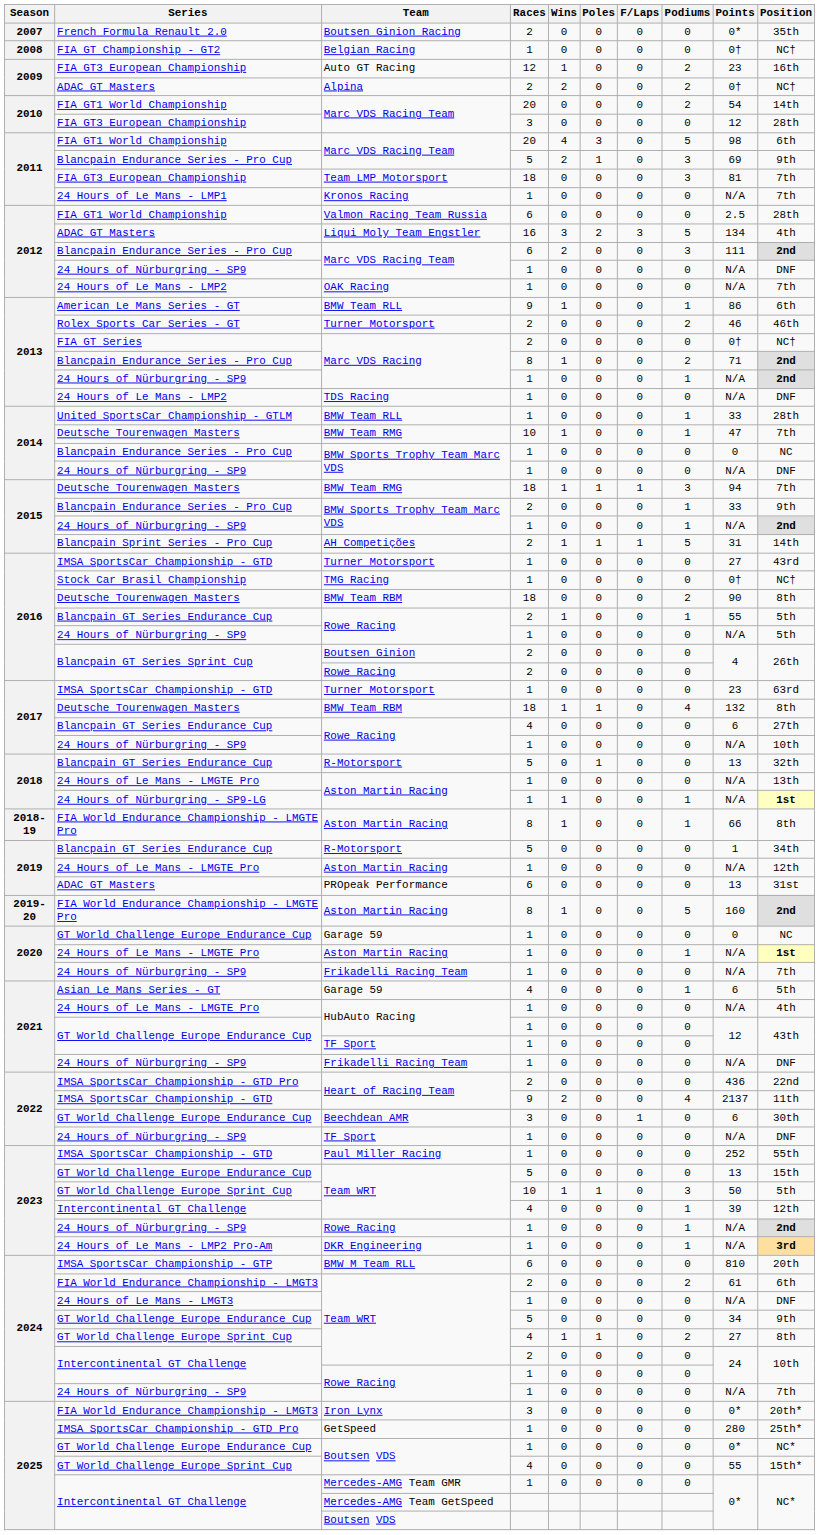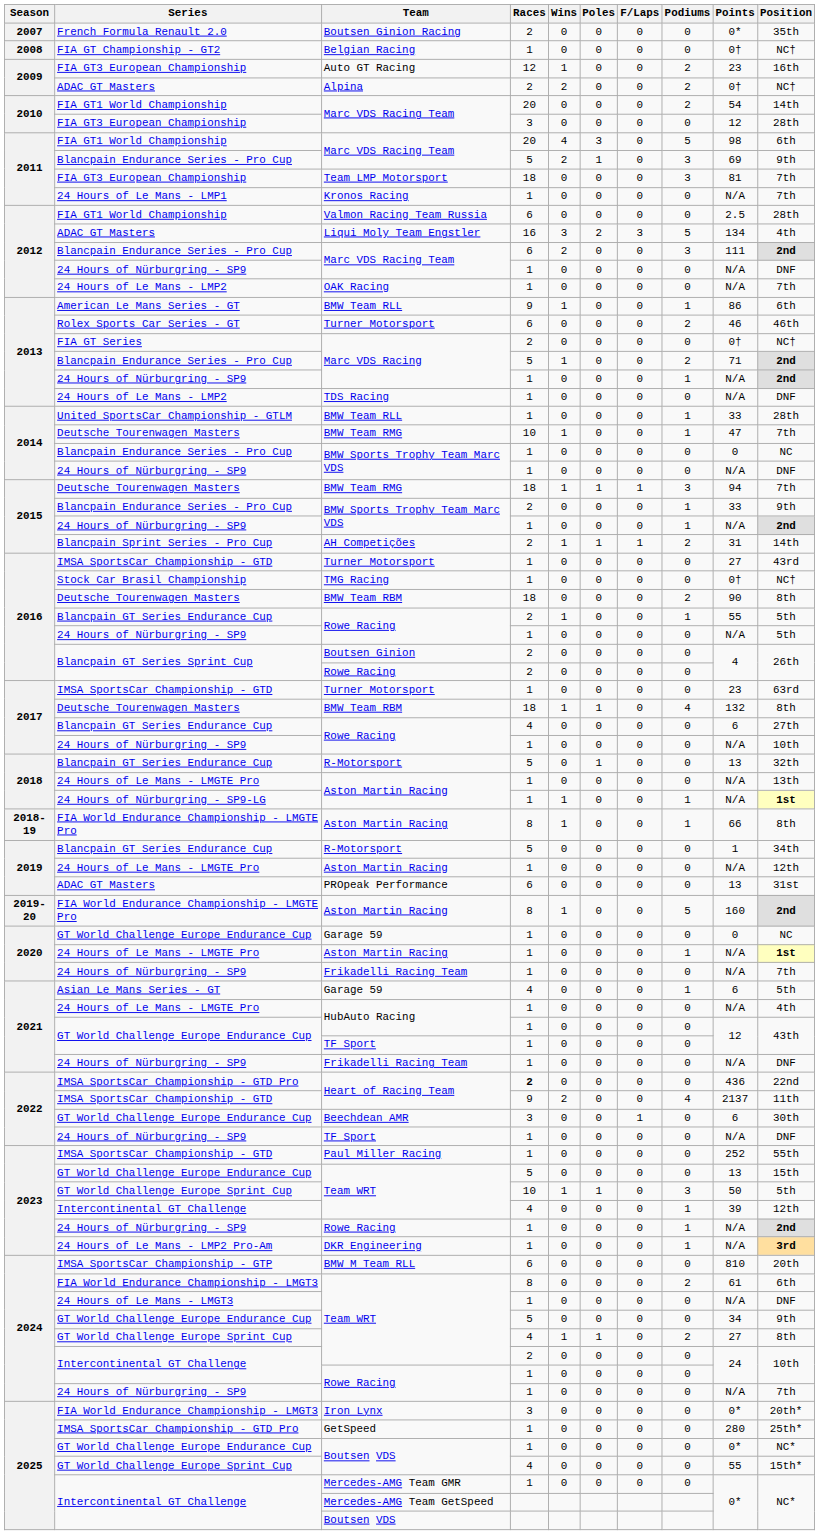(529, 324) 2 -> (529, 324) 6
(529, 361) 8 -> (529, 361) 5
(687, 543) 5 -> (687, 543) 2
(529, 1081) normal -> (529, 1081) bold
(529, 1282) 2 -> (529, 1282) 8
